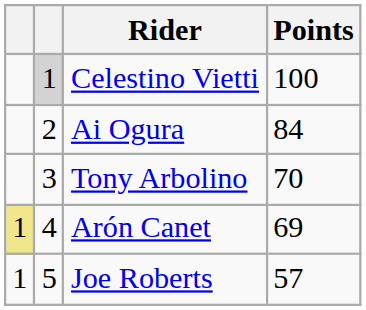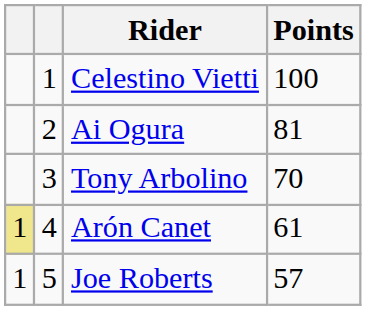(49, 78) lightgrey background -> (49, 78) no background
(288, 128) 84 -> (288, 128) 81
(288, 228) 69 -> (288, 228) 61
